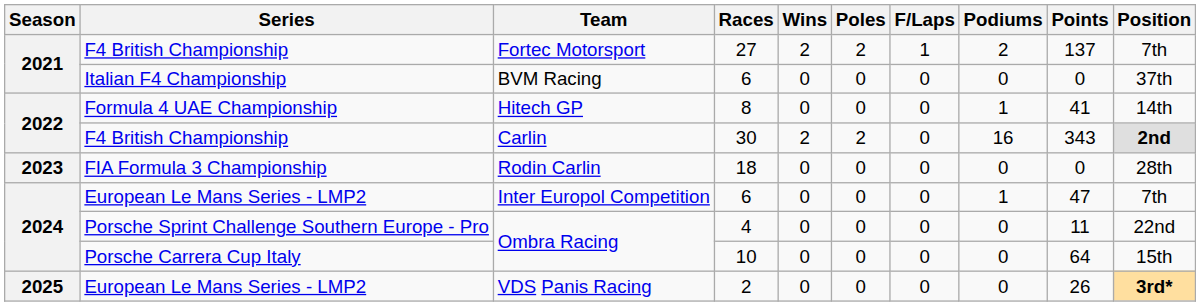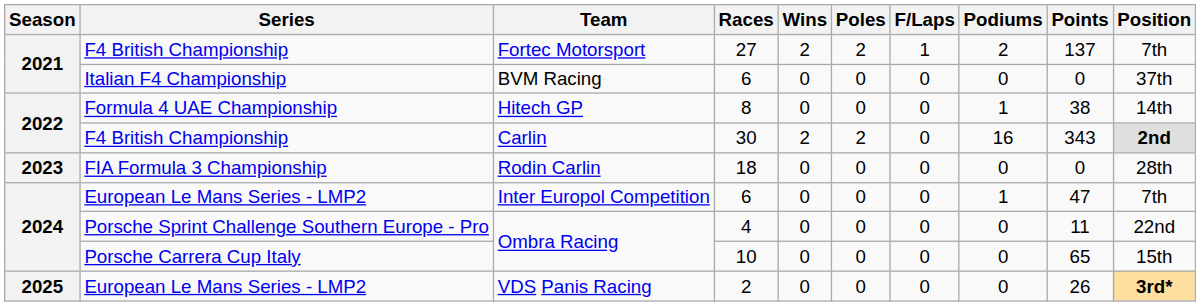(1080, 109) 41 -> (1080, 109) 38
(1080, 256) 64 -> (1080, 256) 65
